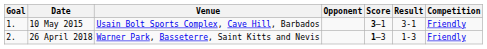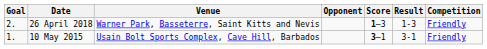rows swapped: (56, 24) <-> (61, 37)
